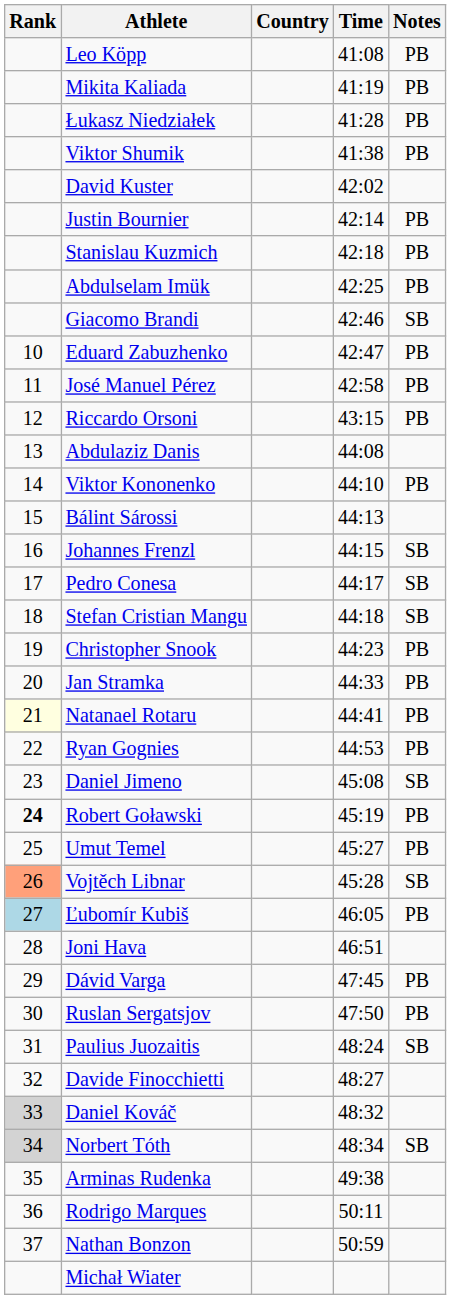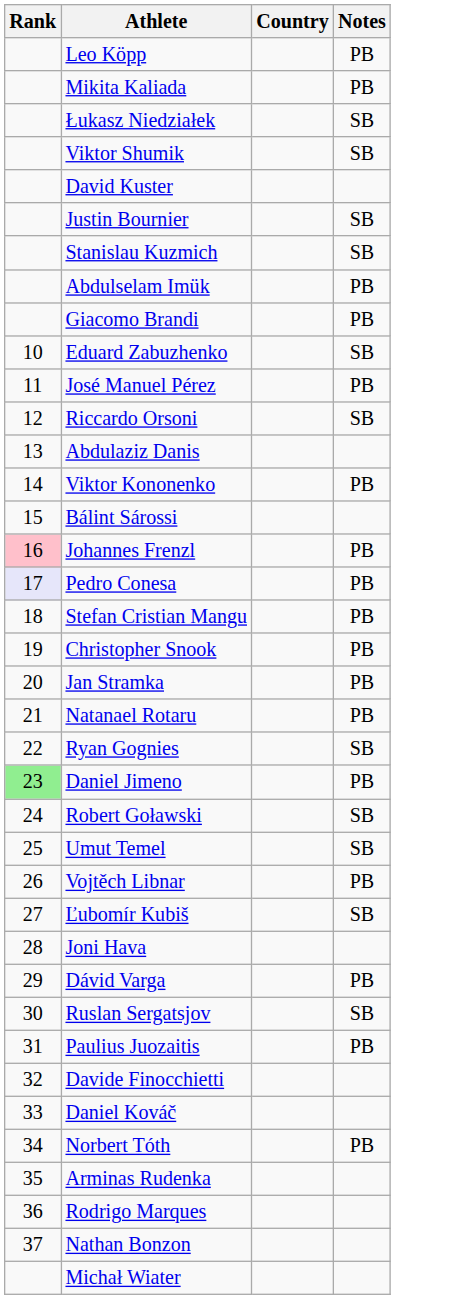- column: (361, 21)
(417, 120) PB -> (362, 120) SB
(417, 153) PB -> (362, 153) SB
(417, 219) PB -> (362, 219) SB
(417, 252) PB -> (362, 252) SB
(417, 318) SB -> (362, 318) PB
(417, 352) PB -> (362, 352) SB
(417, 418) PB -> (362, 418) SB
(33, 550) no background -> (33, 550) pink background
(417, 550) SB -> (362, 550) PB
(33, 583) no background -> (33, 583) lavender background
(417, 583) SB -> (362, 583) PB
(417, 616) SB -> (362, 616) PB
(33, 715) lightyellow background -> (33, 715) no background
(417, 749) PB -> (362, 749) SB
(33, 782) no background -> (33, 782) lightgreen background
(417, 782) SB -> (362, 782) PB
(33, 815) bold -> (33, 815) normal
(417, 815) PB -> (362, 815) SB
(417, 848) PB -> (362, 848) SB
(33, 881) lightsalmon background -> (33, 881) no background
(417, 881) SB -> (362, 881) PB
(33, 914) lightblue background -> (33, 914) no background
(417, 914) PB -> (362, 914) SB
(417, 1013) PB -> (362, 1013) SB
(417, 1046) SB -> (362, 1046) PB
(33, 1112) lightgrey background -> (33, 1112) no background
(33, 1146) lightgrey background -> (33, 1146) no background
(417, 1146) SB -> (362, 1146) PB
